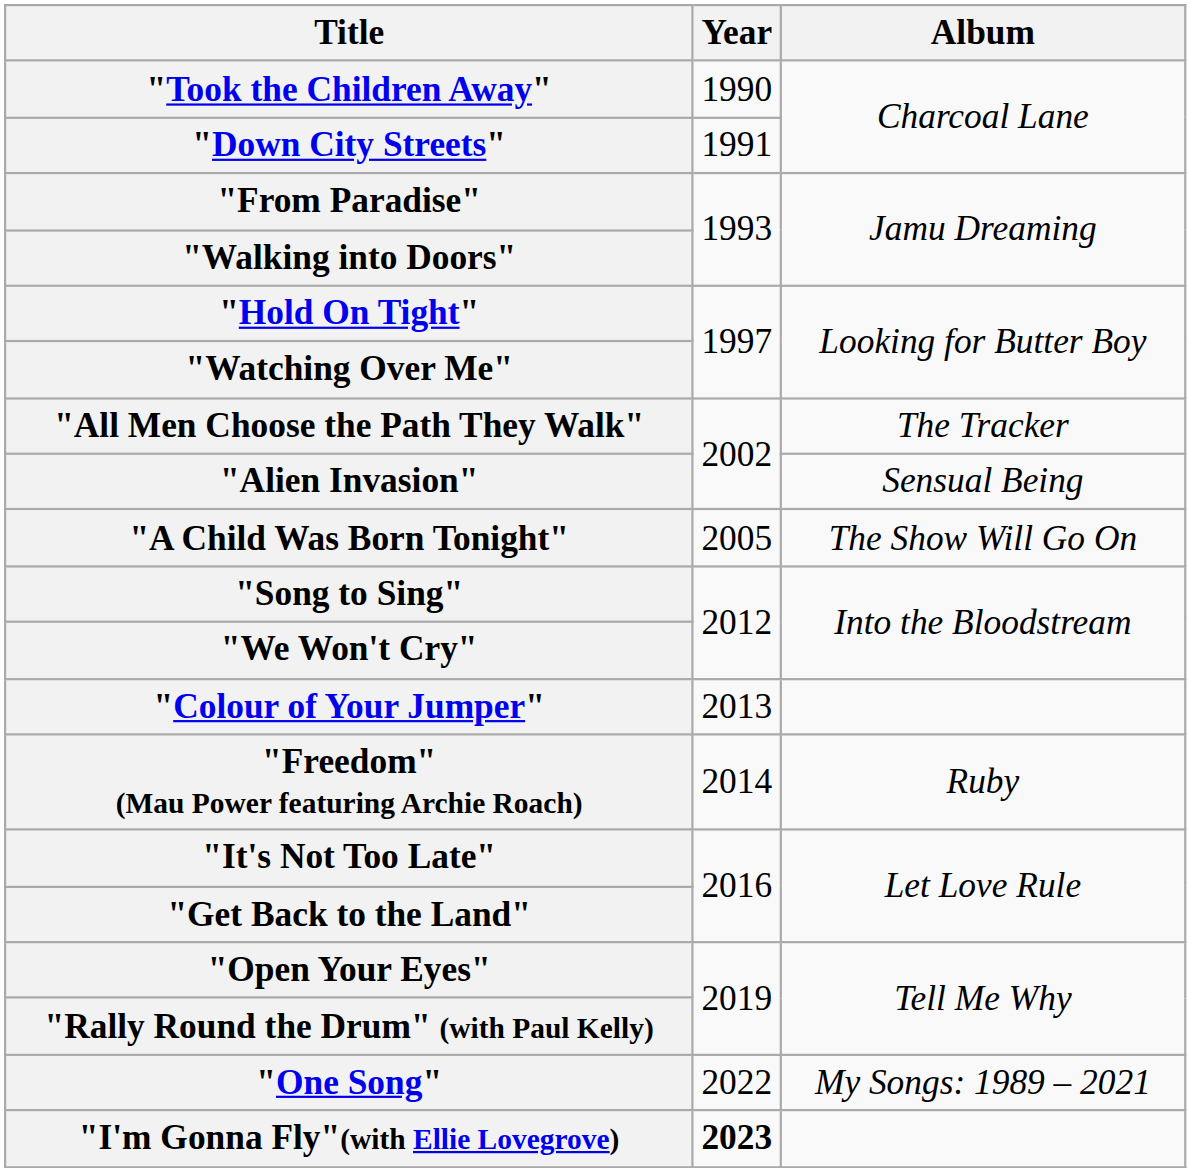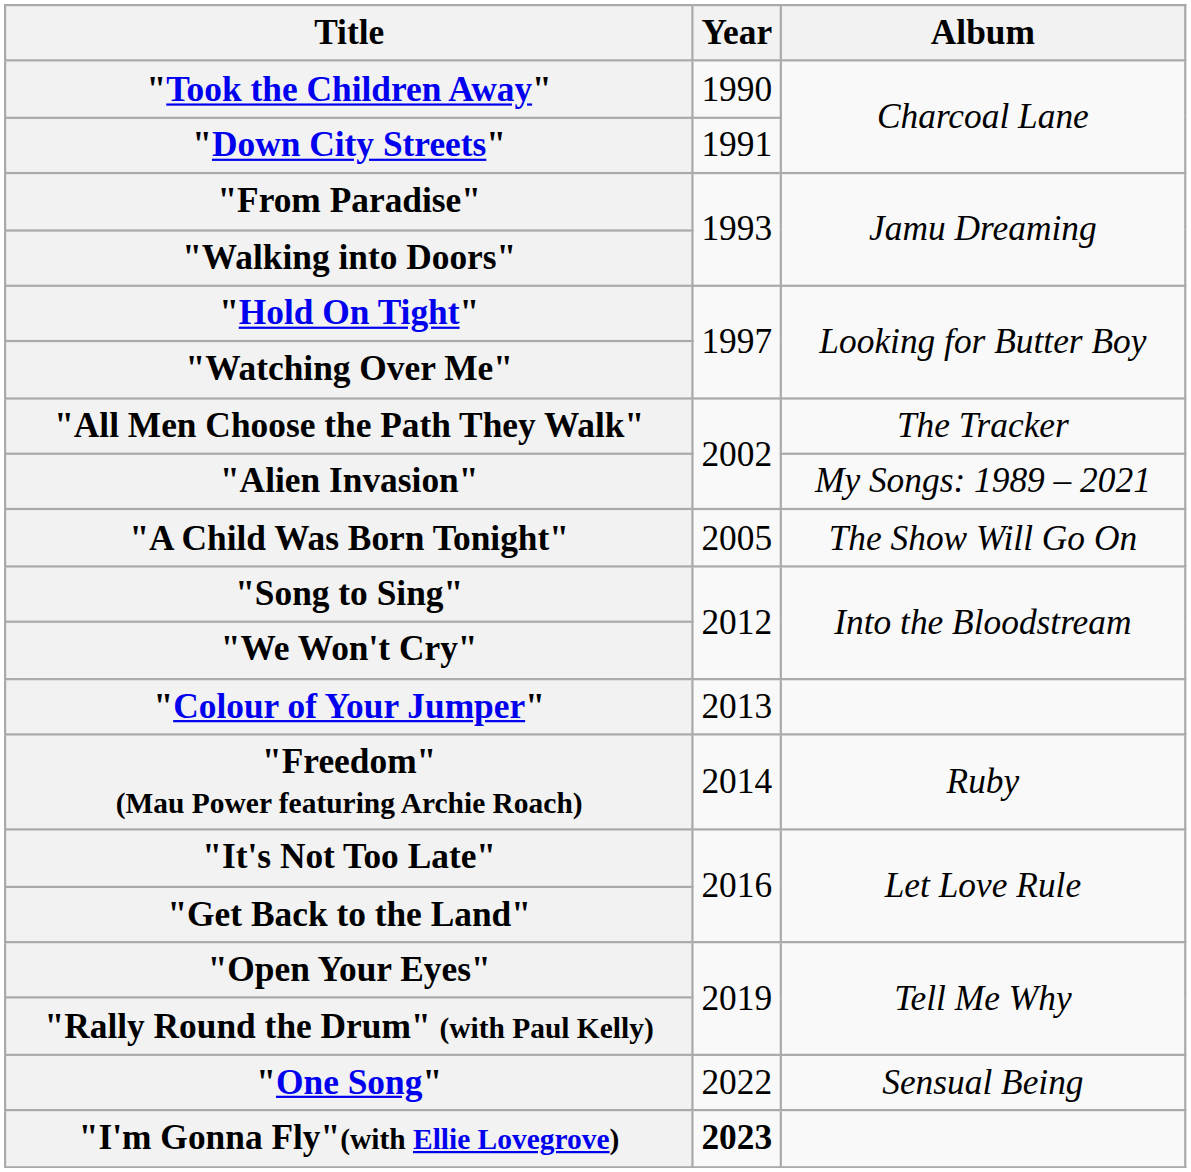(983, 481) Sensual Being -> (983, 481) My Songs: 1989 – 2021
(983, 1081) My Songs: 1989 – 2021 -> (983, 1081) Sensual Being
